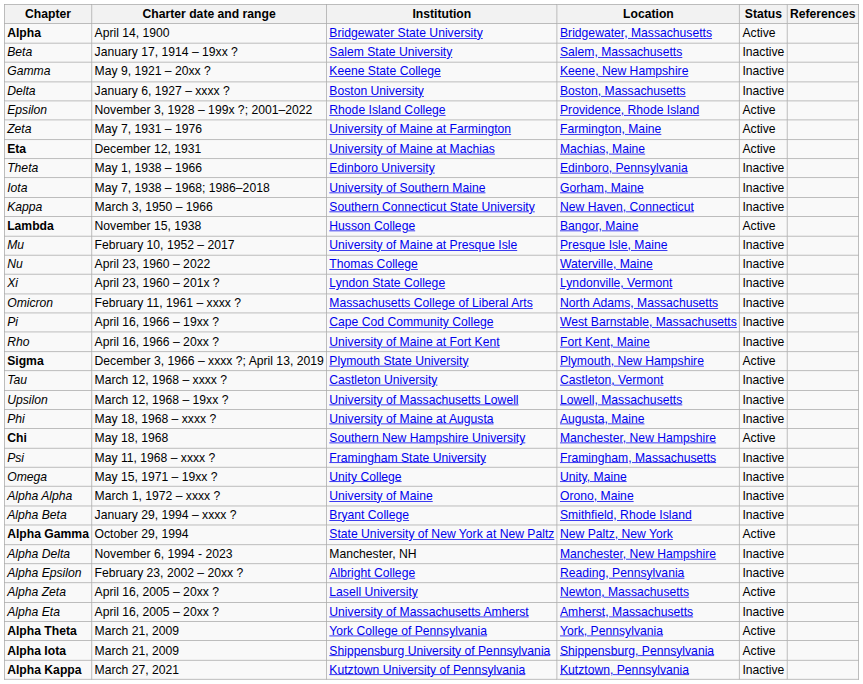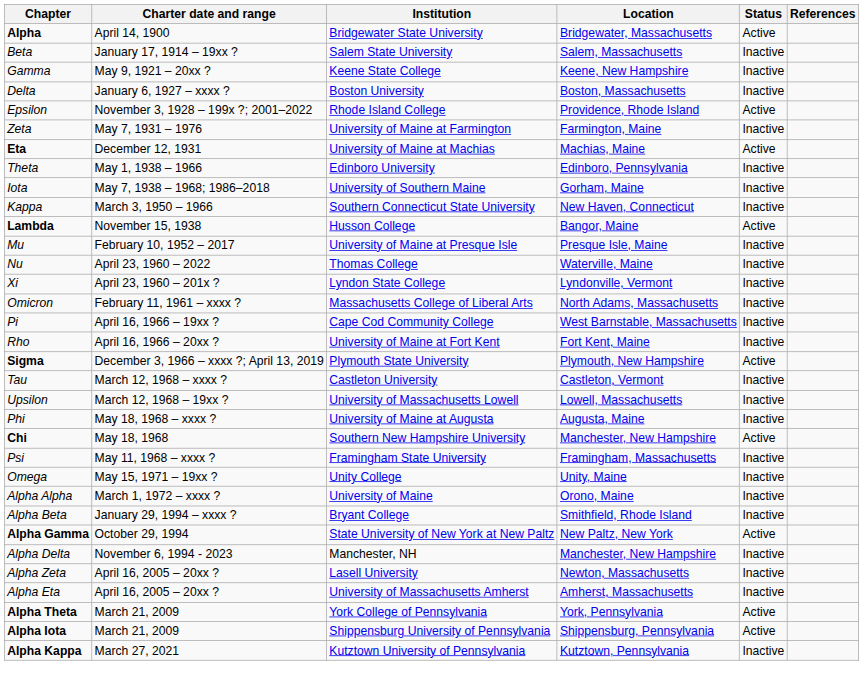(759, 129) Active -> (763, 129) Inactive
- row: (44, 573)
(759, 592) Active -> (763, 573) Inactive
